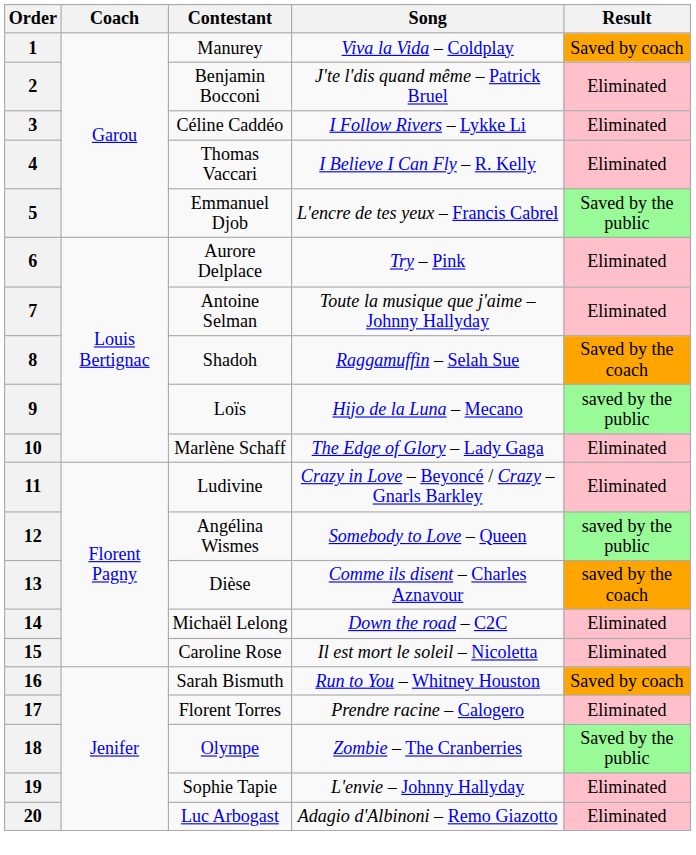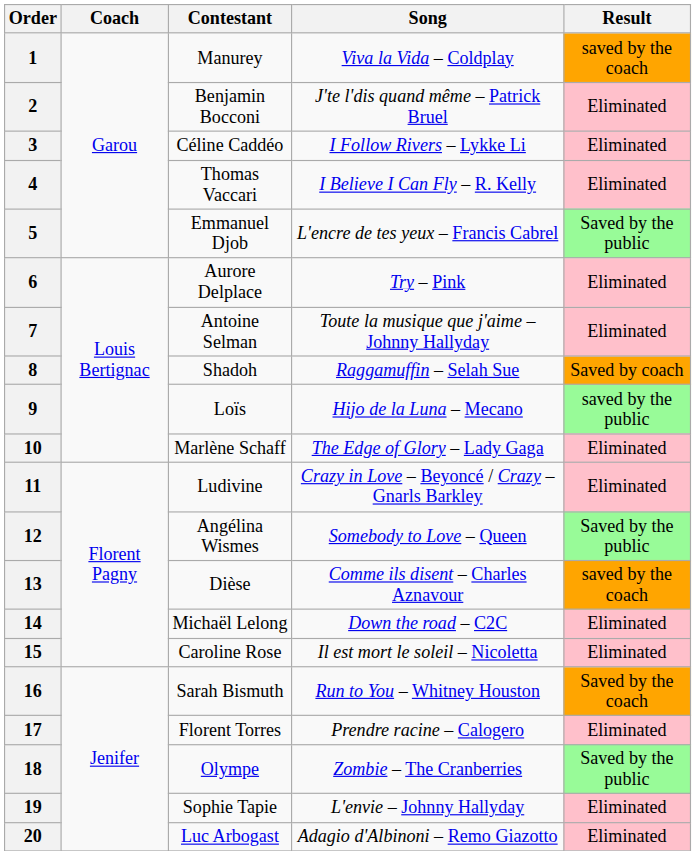(627, 47) Saved by coach -> (627, 57) saved by the coach
(627, 360) Saved by the coach -> (627, 370) Saved by coach
(627, 535) saved by the public -> (627, 535) Saved by the public
(627, 681) Saved by coach -> (627, 691) Saved by the coach
